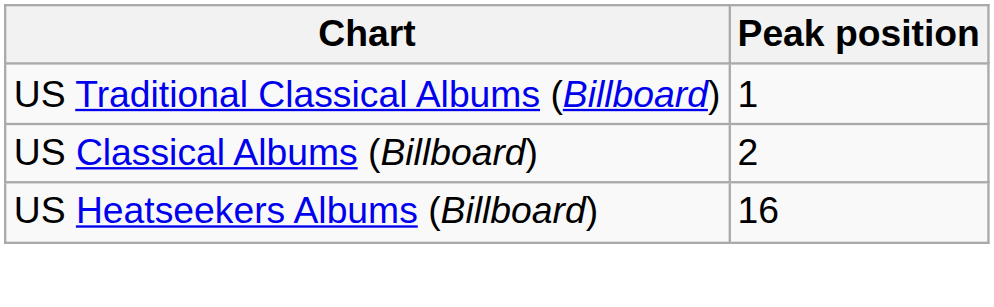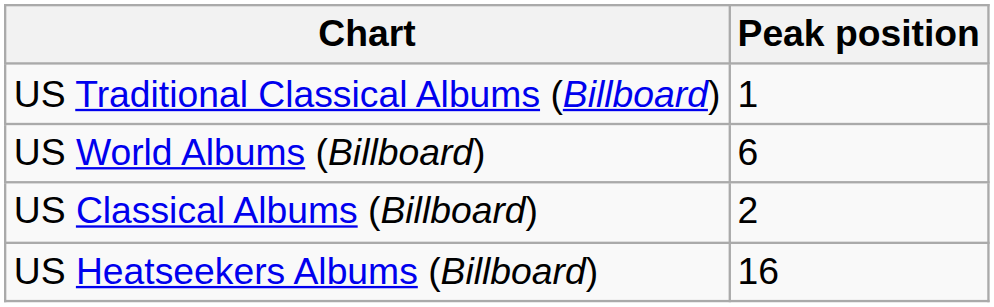+ row: (250, 152)
